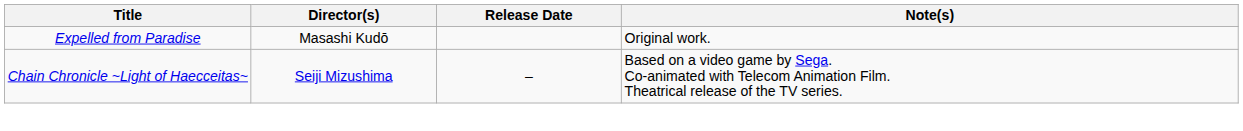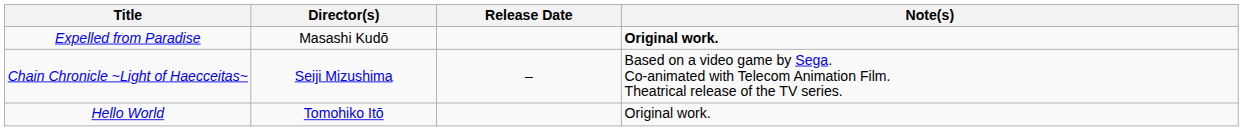(668, 37) normal -> (672, 37) bold
+ row: (128, 114)
